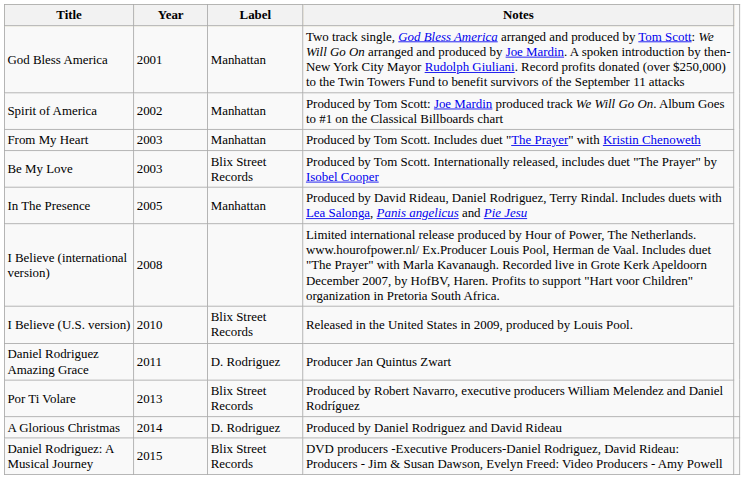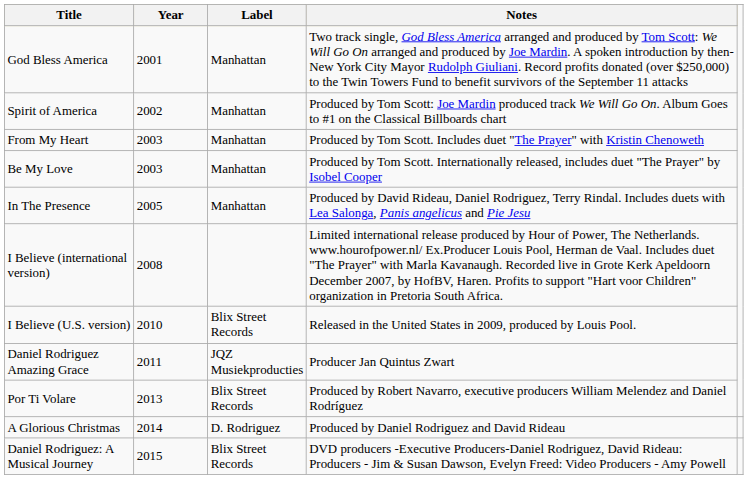(238, 169) Blix Street Records -> (238, 169) Manhattan
(245, 361) D. Rodriguez -> (257, 361) JQZ Musiekproducties
